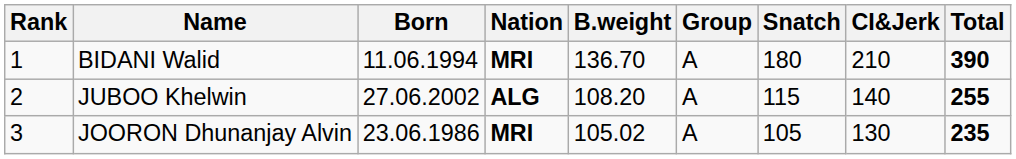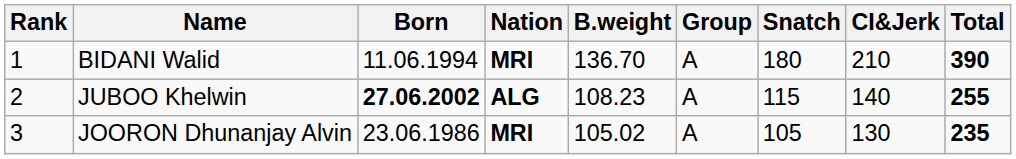(421, 97) normal -> (421, 97) bold
(610, 97) 108.20 -> (610, 97) 108.23
